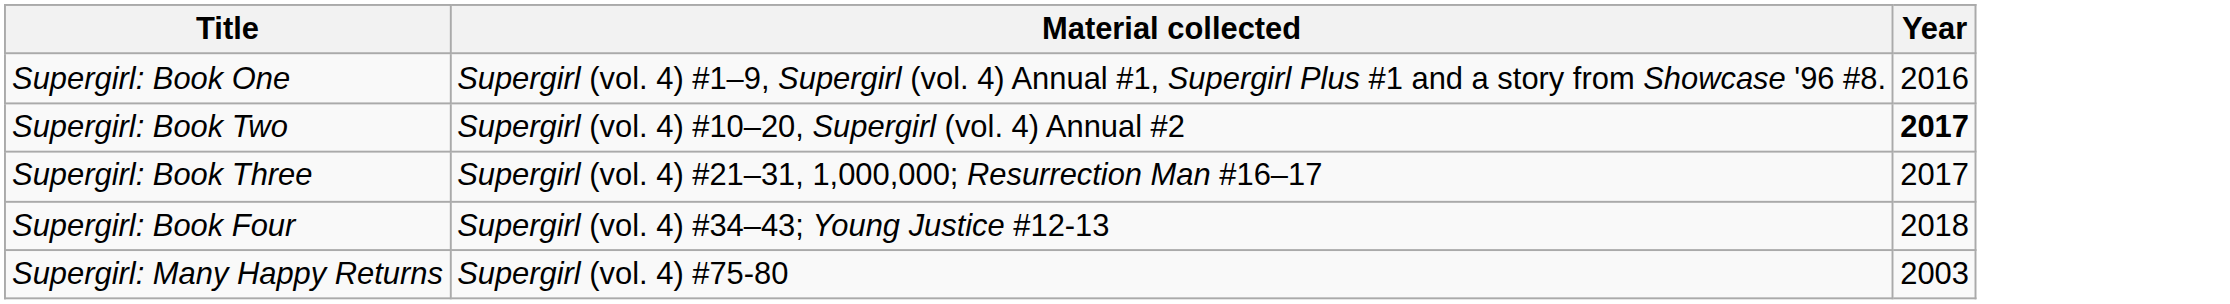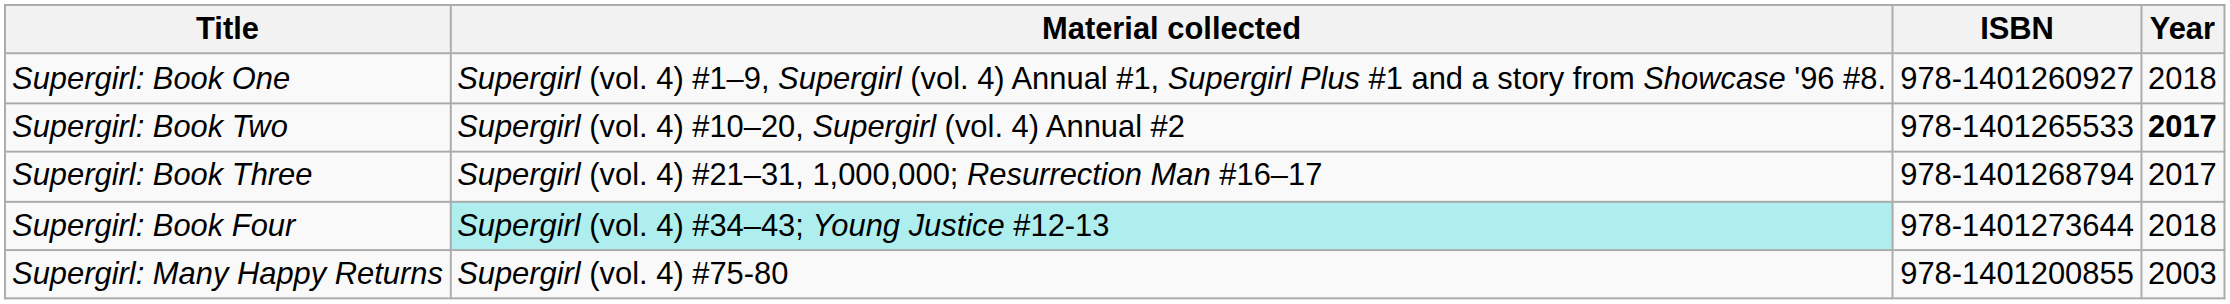+ column: (2017, 28)
(1935, 77) 2016 -> (2182, 77) 2018
(783, 224) no background -> (783, 224) paleturquoise background
